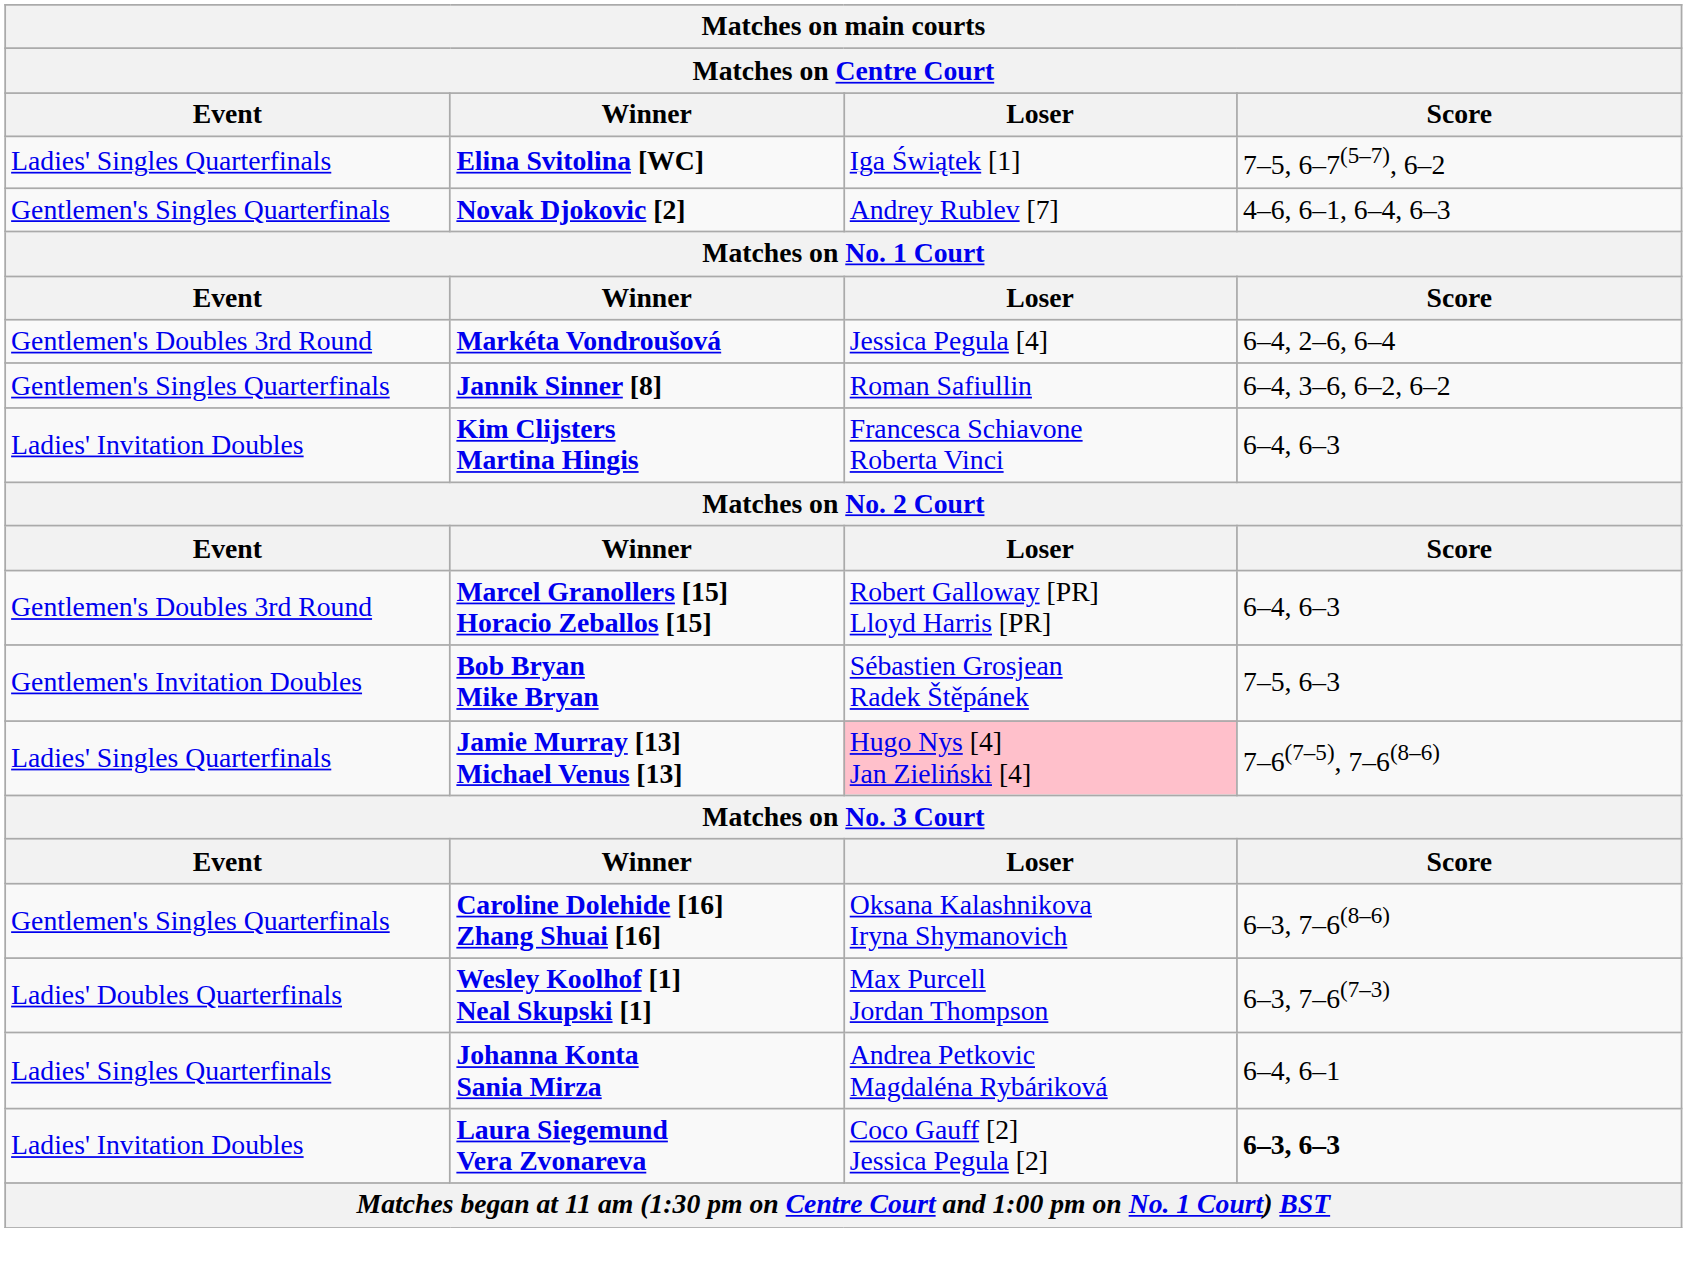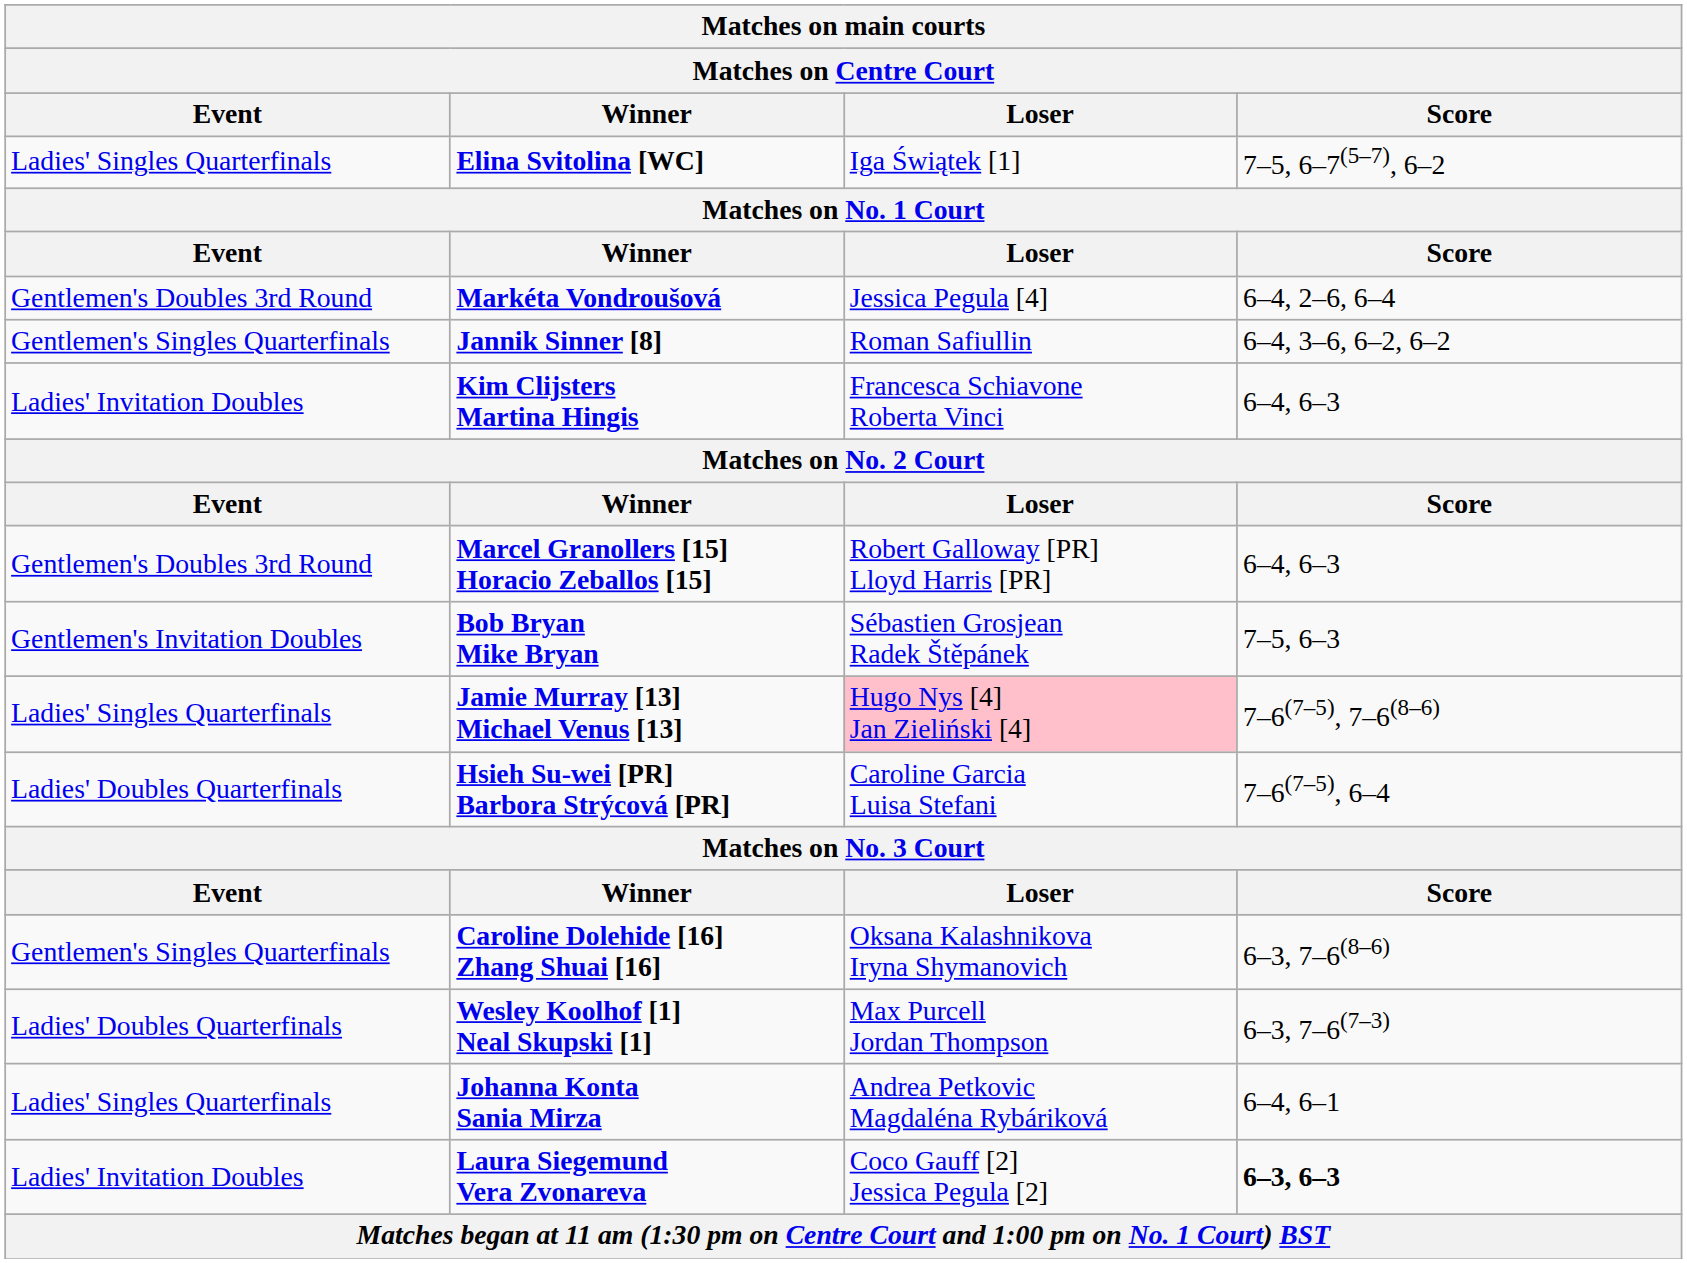- row: (571, 209)
+ row: (593, 788)
